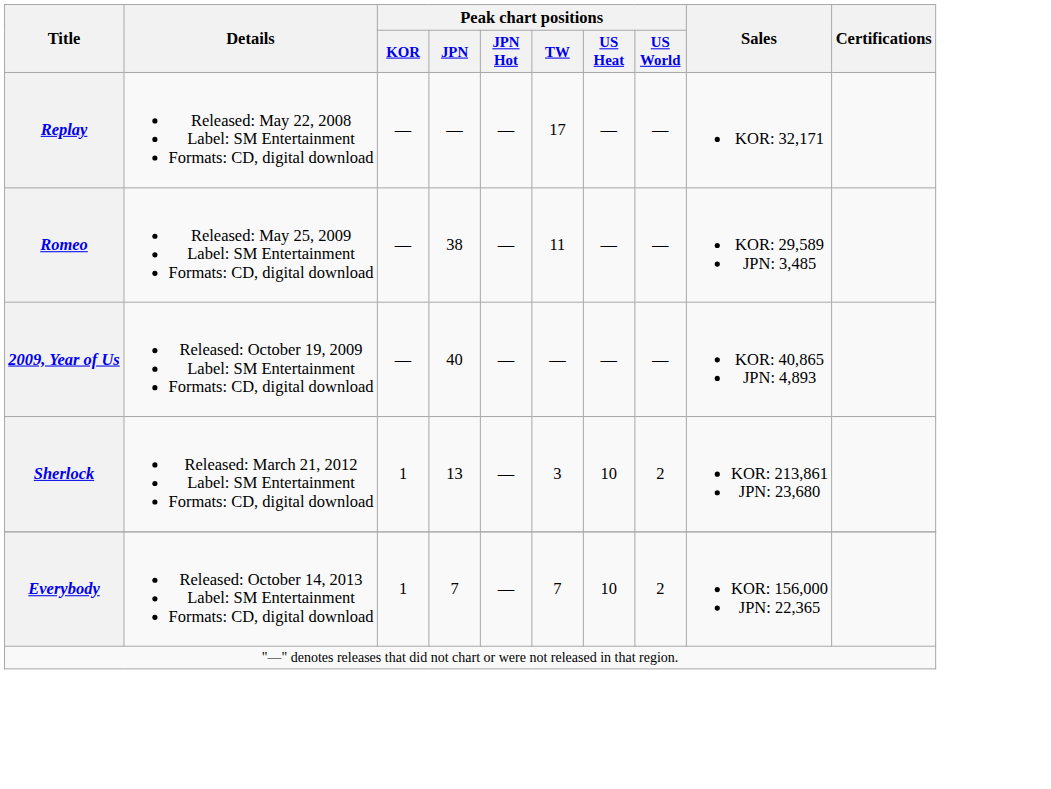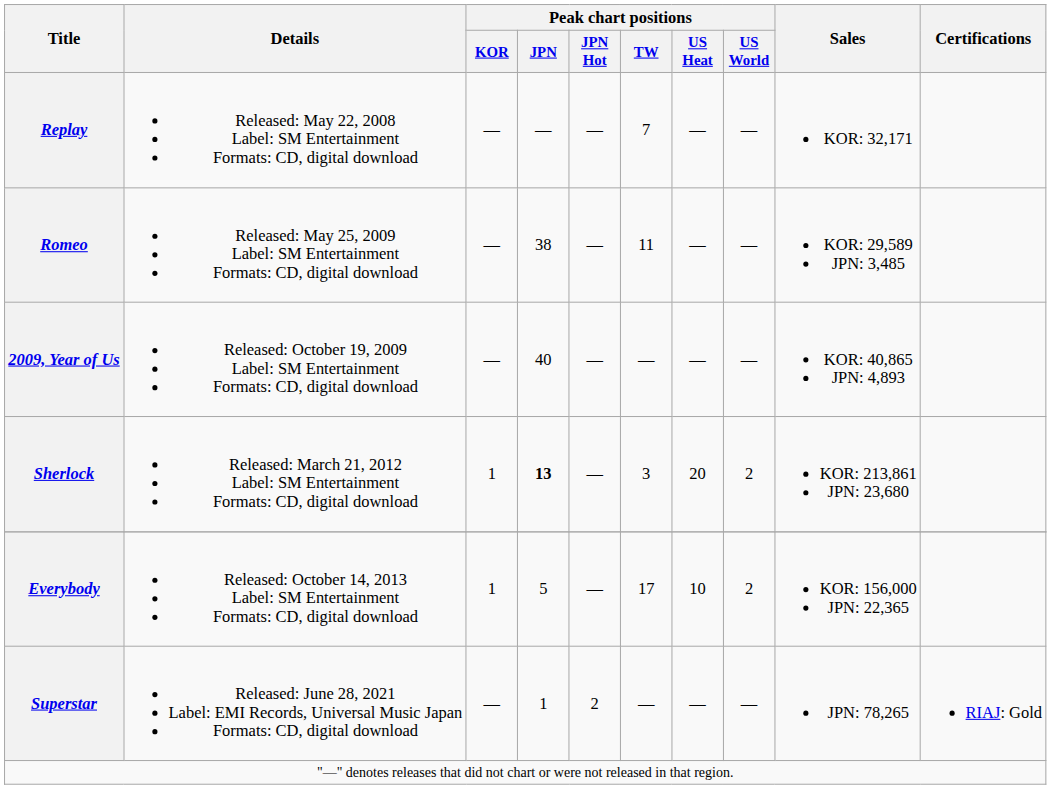(557, 129) 17 -> (646, 129) 7
(455, 474) normal -> (543, 474) bold
(609, 474) 10 -> (698, 474) 20
(455, 588) 7 -> (543, 588) 5
(557, 588) 7 -> (646, 588) 17
+ row: (64, 703)
